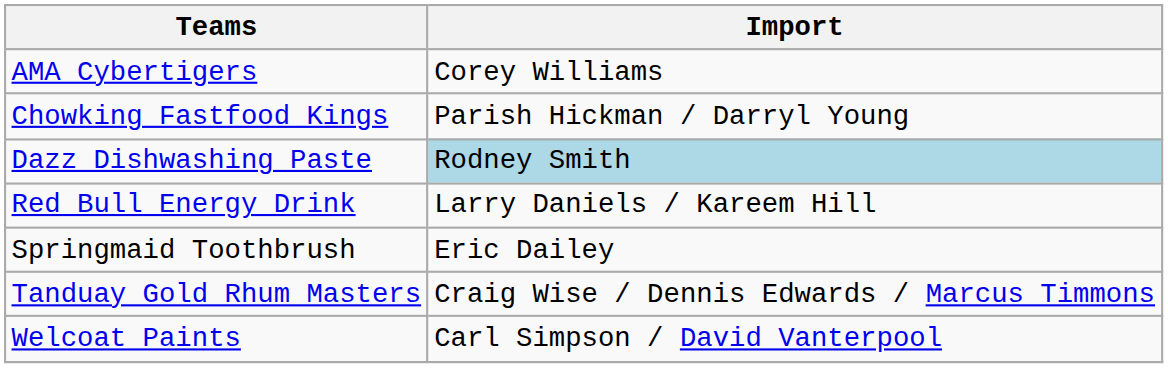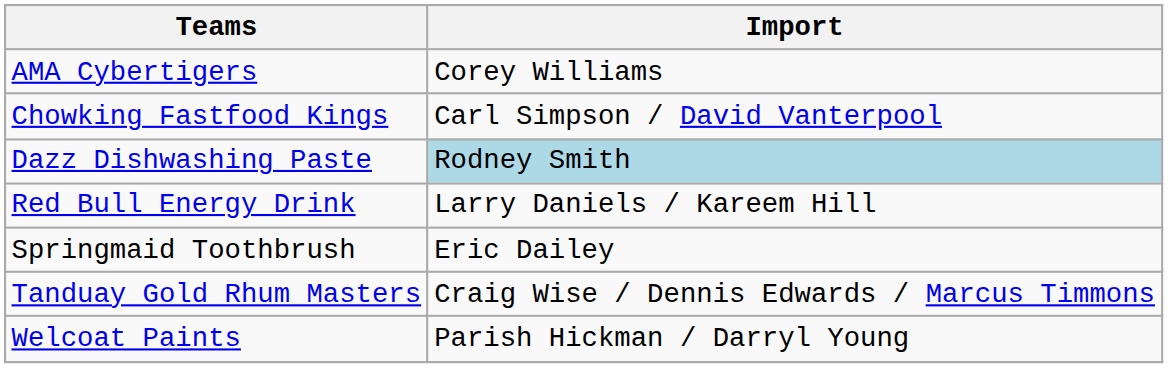(672, 116) Parish Hickman / Darryl Young -> (688, 116) Carl Simpson / David Vanterpool
(688, 339) Carl Simpson / David Vanterpool -> (672, 339) Parish Hickman / Darryl Young
